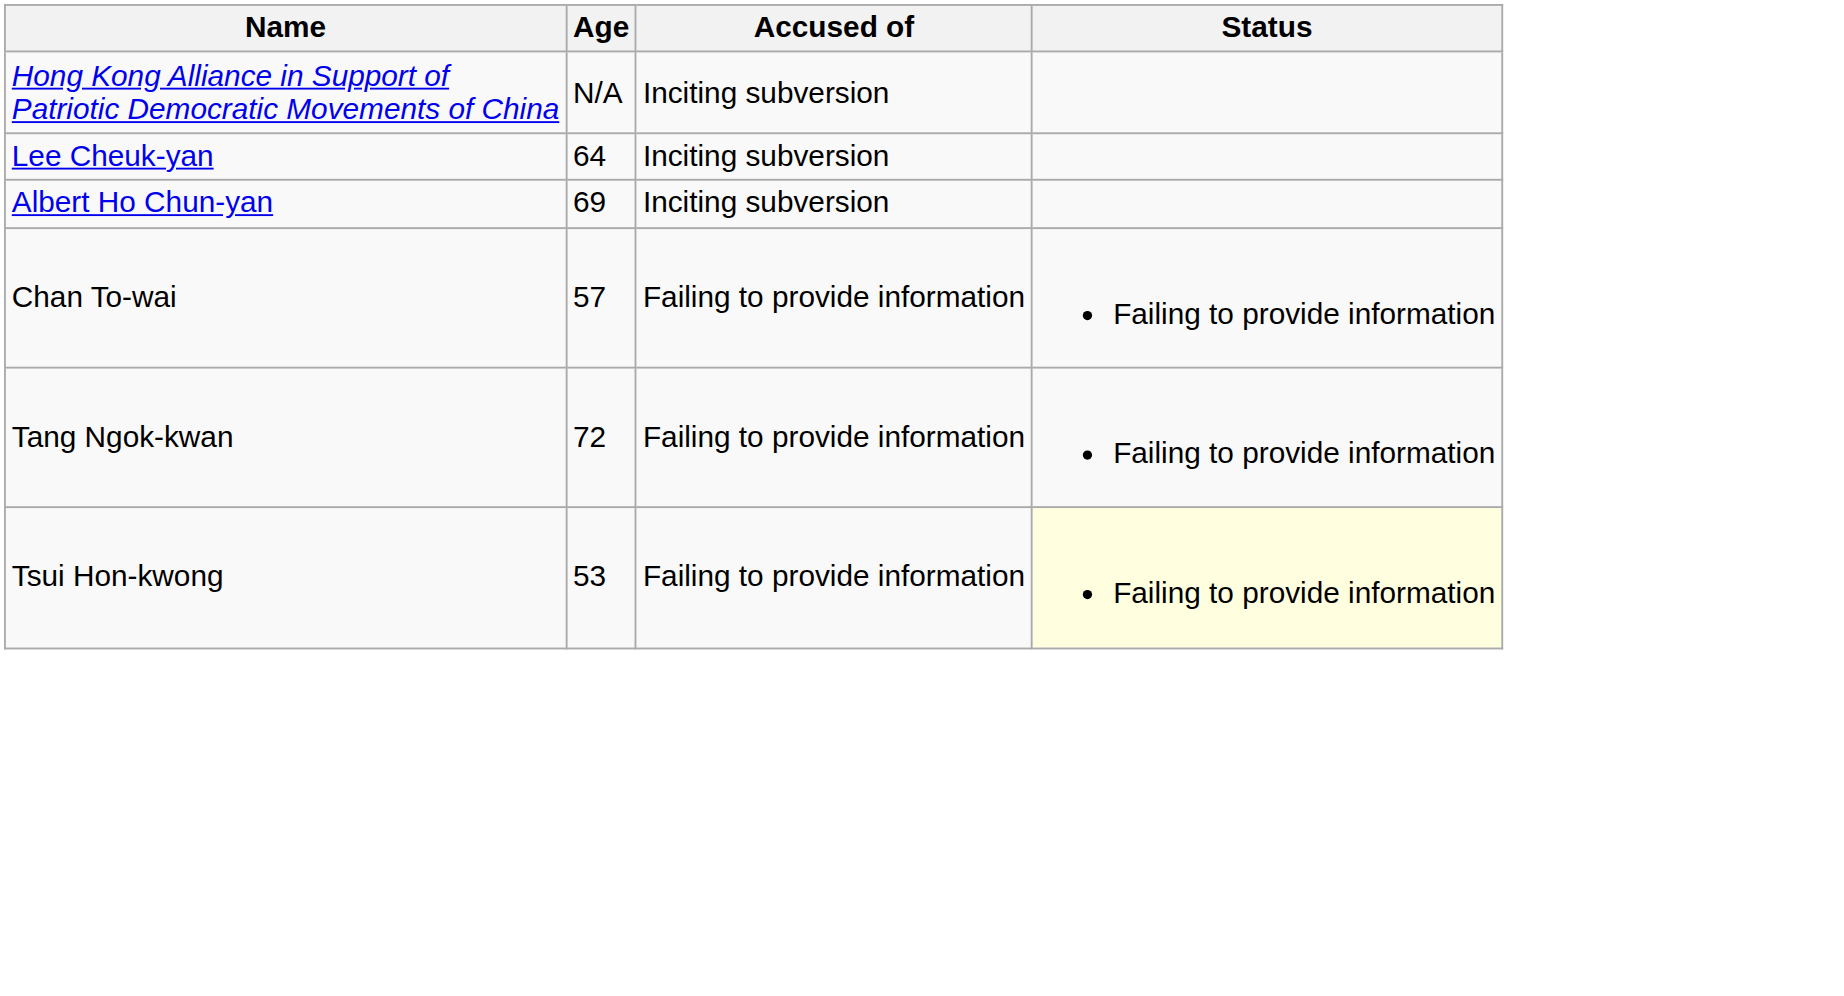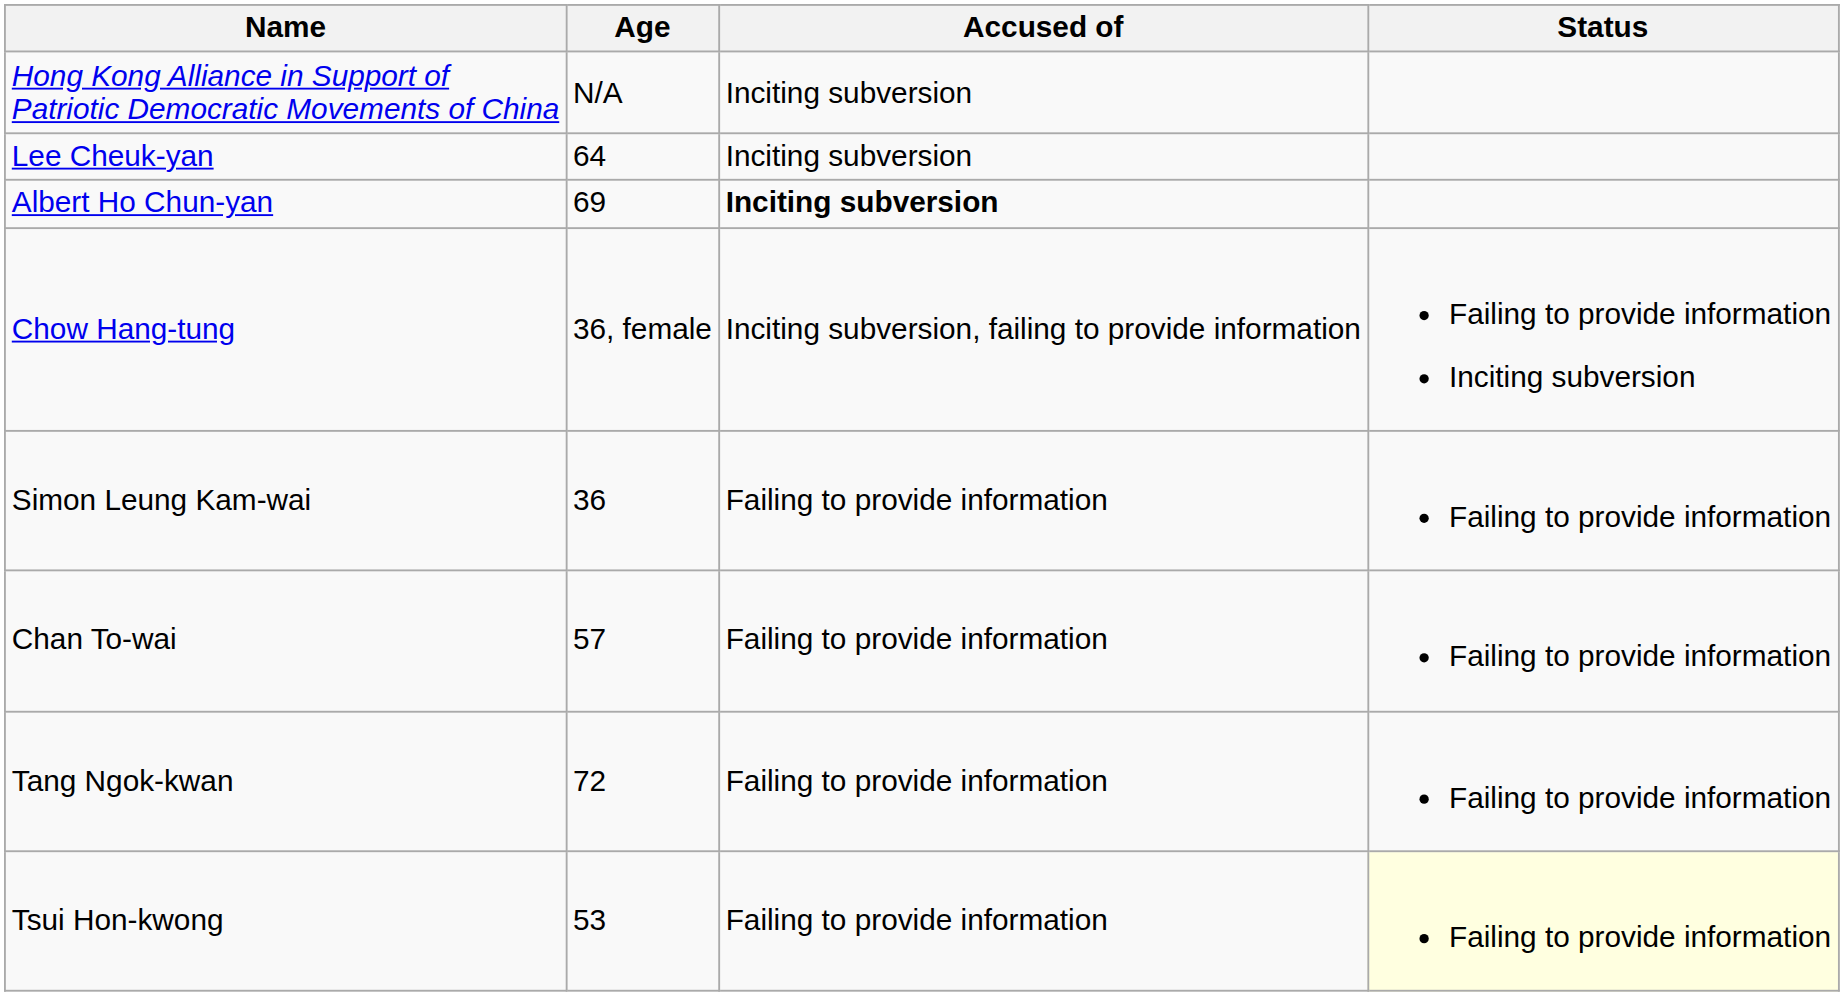(766, 203) normal -> (862, 203) bold
+ row: (123, 328)
+ row: (161, 500)
